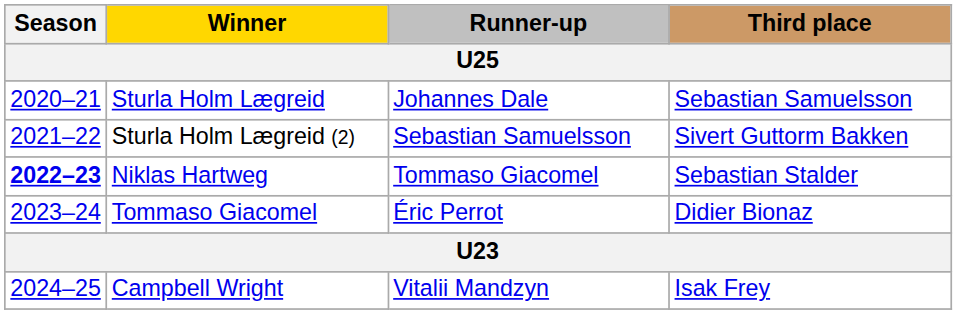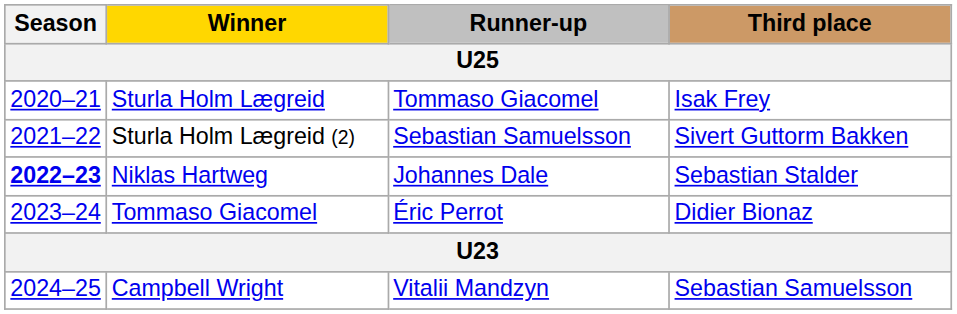(471, 99) Johannes Dale -> (496, 99) Tommaso Giacomel
(793, 99) Sebastian Samuelsson -> (722, 99) Isak Frey
(496, 175) Tommaso Giacomel -> (471, 175) Johannes Dale
(722, 289) Isak Frey -> (793, 289) Sebastian Samuelsson
